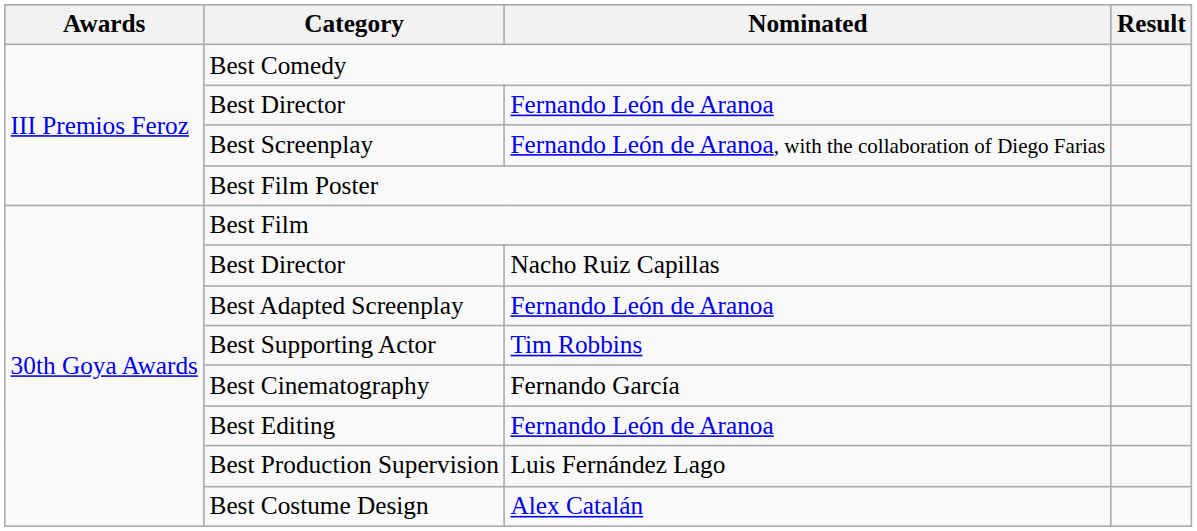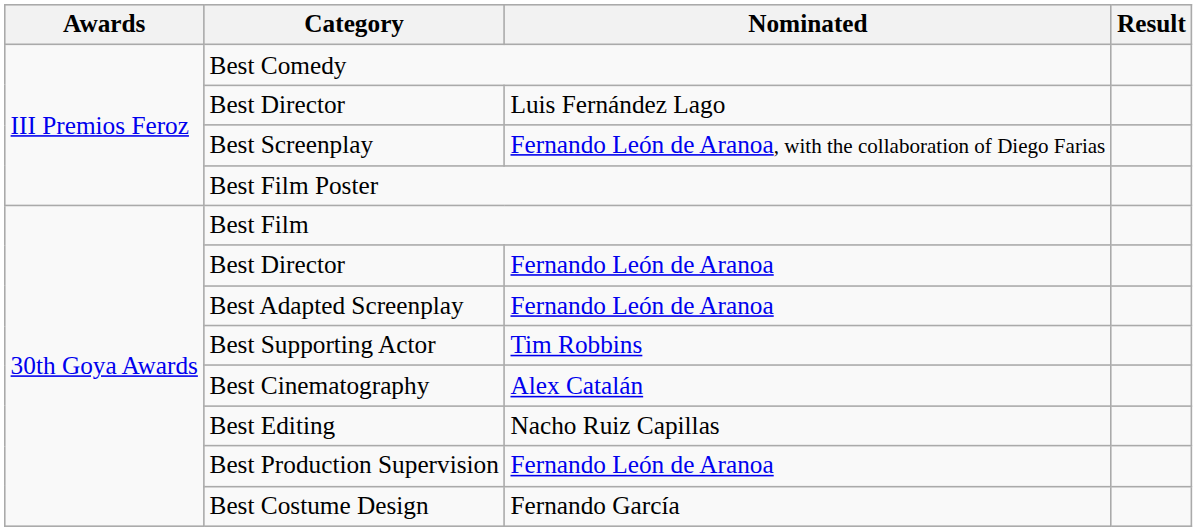(642, 104) Fernando León de Aranoa -> (618, 104) Luis Fernández Lago
(615, 265) Nacho Ruiz Capillas -> (642, 265) Fernando León de Aranoa
(595, 385) Fernando García -> (577, 385) Alex Catalán
(642, 425) Fernando León de Aranoa -> (615, 425) Nacho Ruiz Capillas
(618, 465) Luis Fernández Lago -> (642, 465) Fernando León de Aranoa
(577, 505) Alex Catalán -> (595, 505) Fernando García
